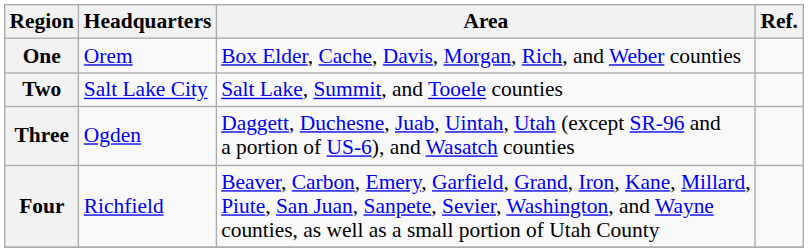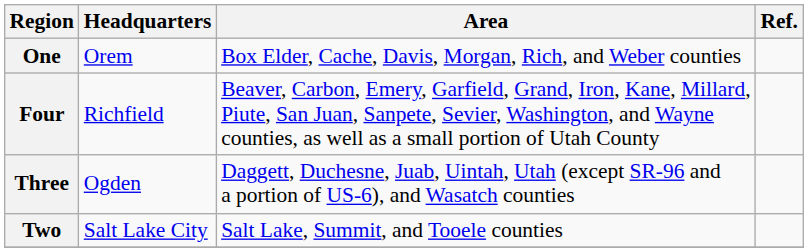rows swapped: (42, 89) <-> (42, 205)
